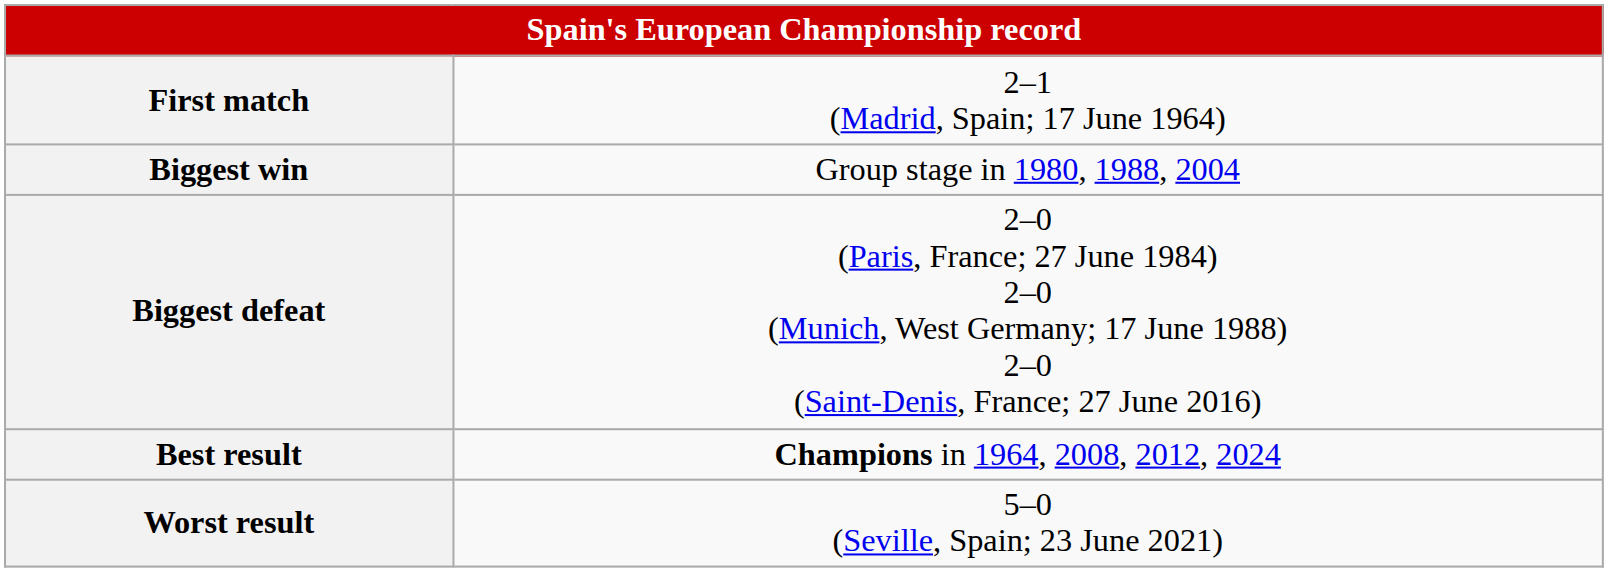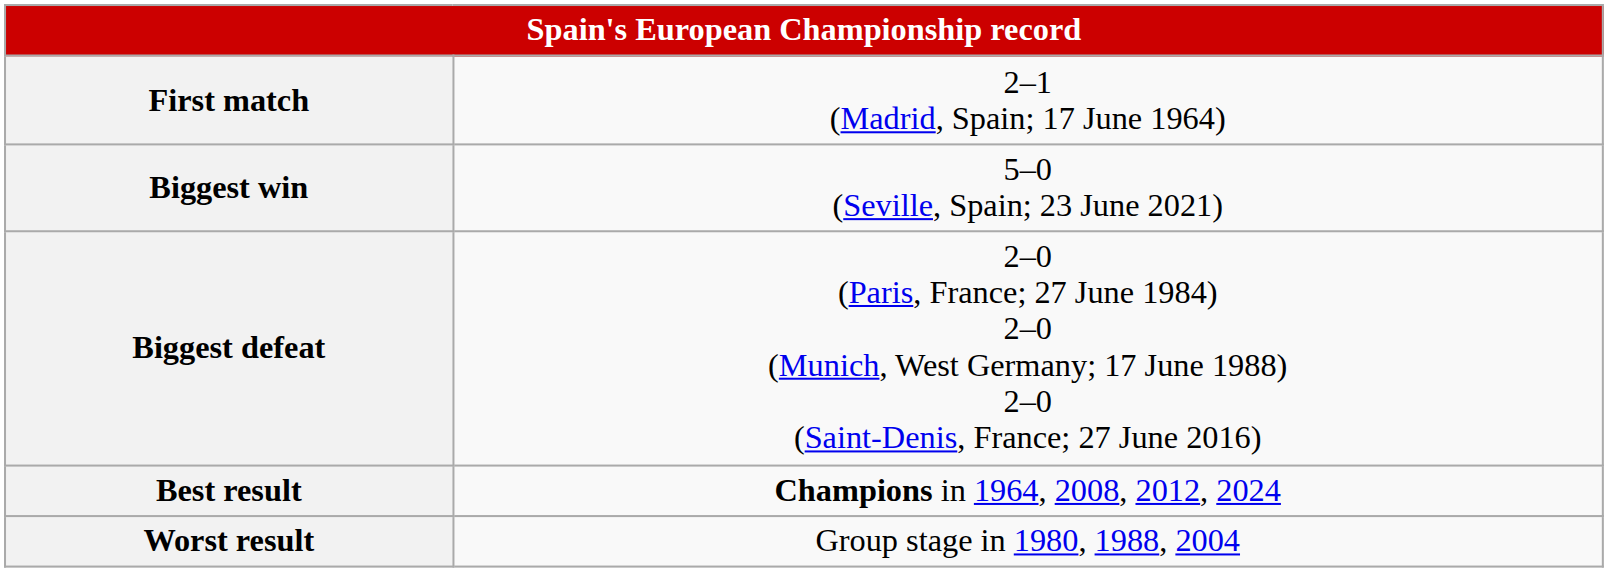(1028, 169) Group stage in 1980, 1988, 2004 -> (1028, 187) 5–0 (Seville, Spain; 23 June 2021)
(1028, 522) 5–0 (Seville, Spain; 23 June 2021) -> (1028, 540) Group stage in 1980, 1988, 2004
